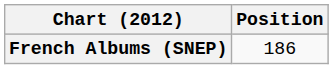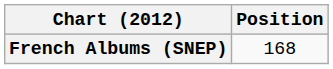(280, 49) 186 -> (280, 49) 168
